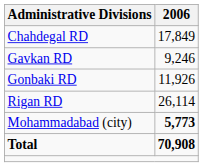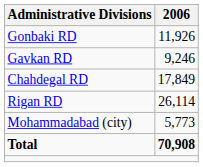rows swapped: (48, 36) <-> (42, 79)
(180, 123) bold -> (180, 123) normal
